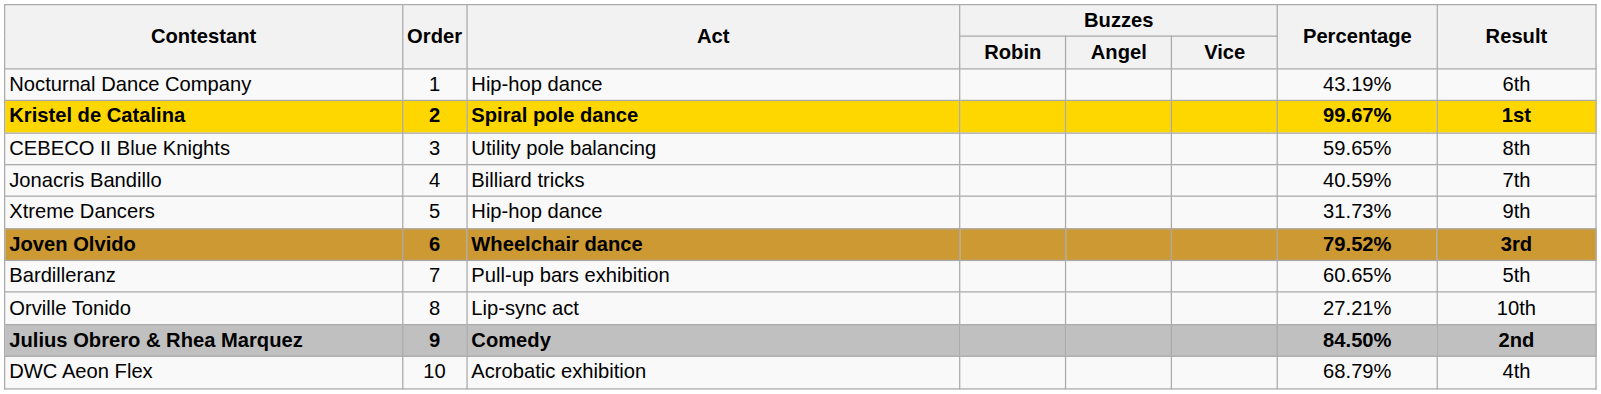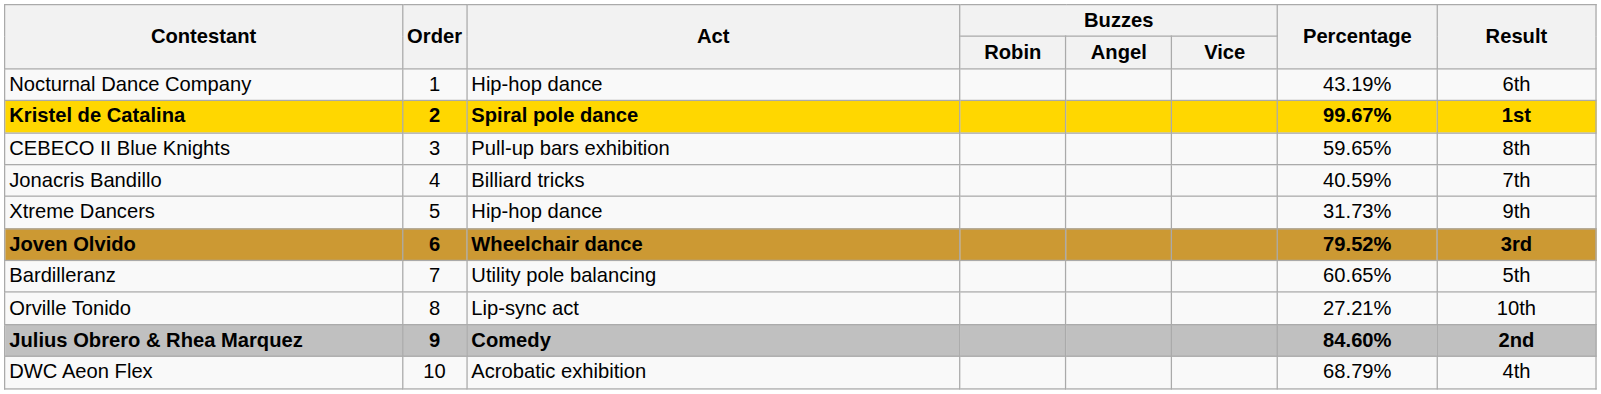(564, 148) Utility pole balancing -> (570, 148) Pull-up bars exhibition
(570, 276) Pull-up bars exhibition -> (564, 276) Utility pole balancing
(1357, 340) 84.50% -> (1357, 340) 84.60%
